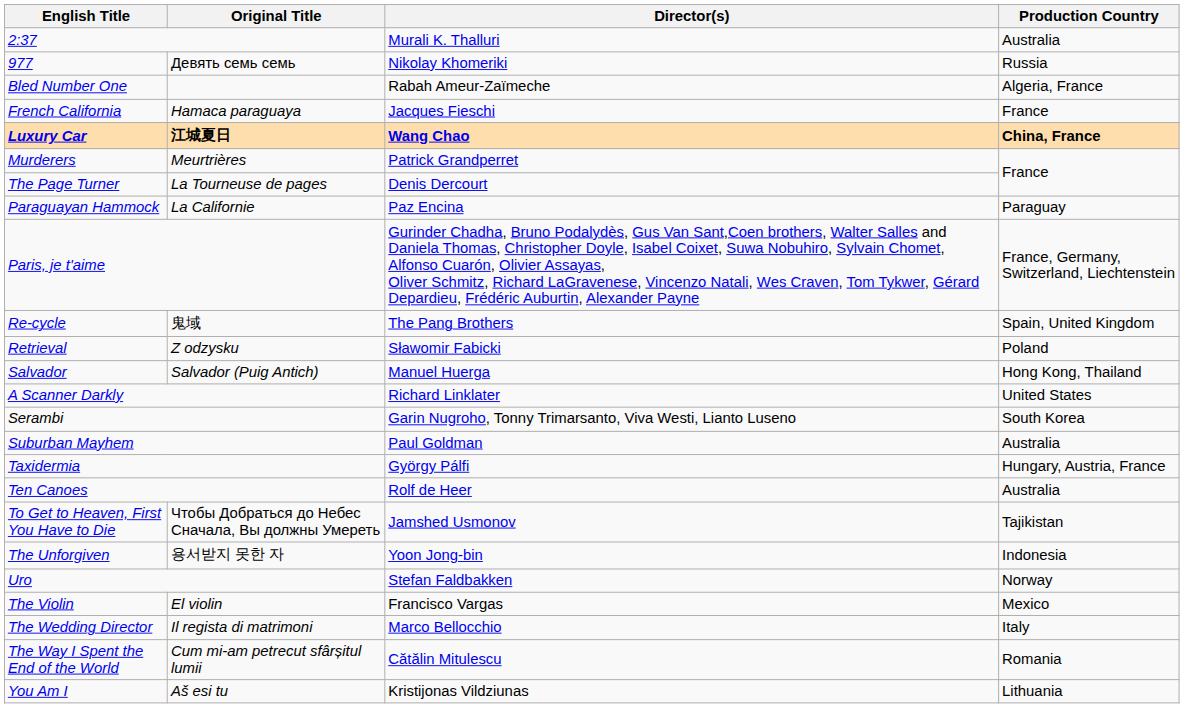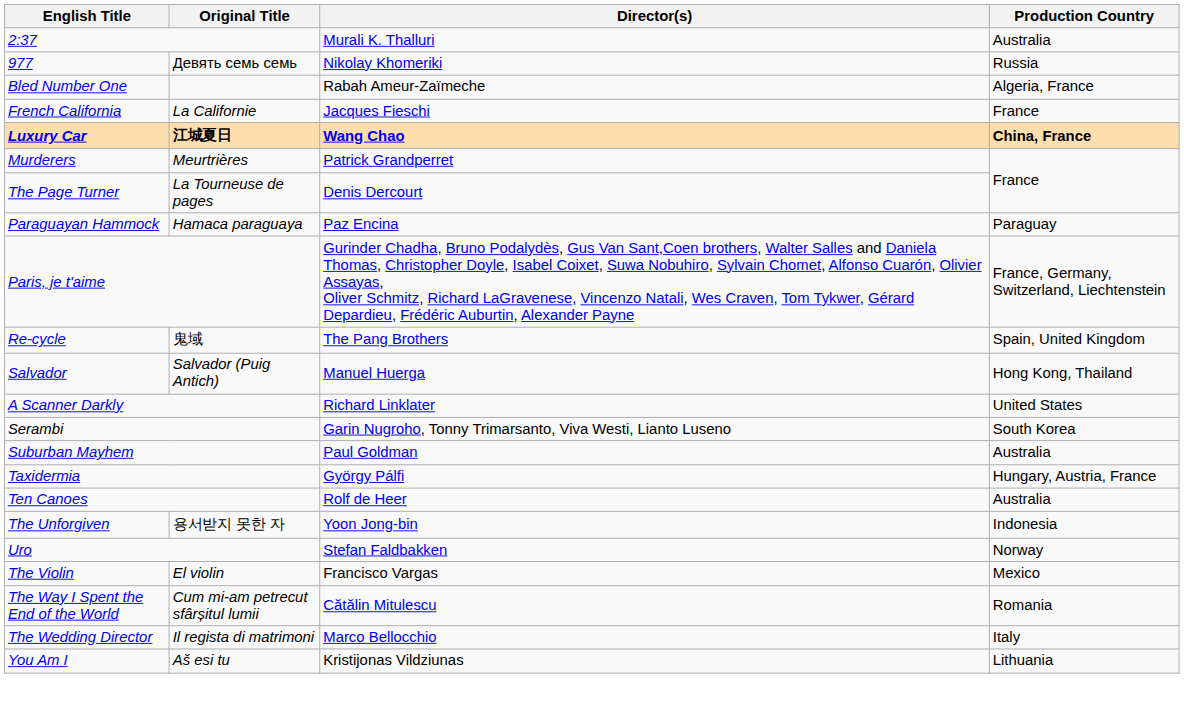(236, 110) Hamaca paraguaya -> (215, 110) La Californie
(213, 207) La Californie -> (238, 224) Hamaca paraguaya
- row: (37, 348)
- row: (85, 521)
rows swapped: (76, 659) <-> (80, 627)
